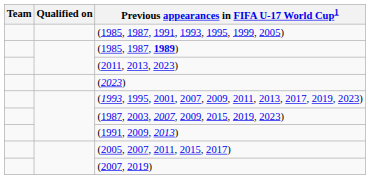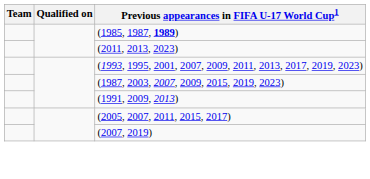- row: (191, 32)
- row: (111, 82)
